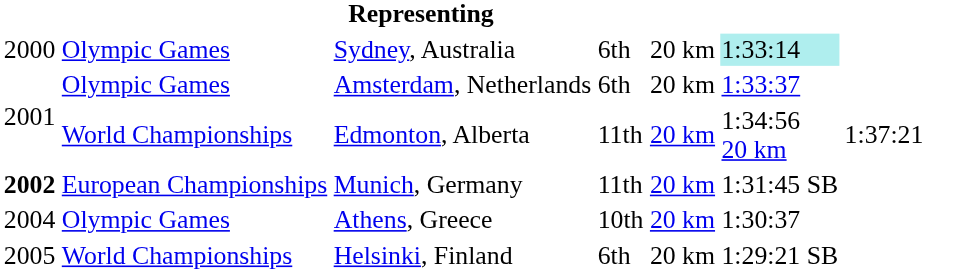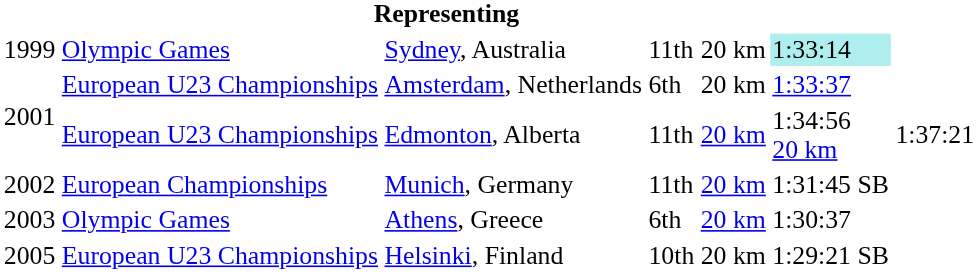(30, 49) 2000 -> (30, 49) 1999
(614, 49) 6th -> (671, 49) 11th
(146, 84) Olympic Games -> (220, 84) European U23 Championships
(177, 134) World Championships -> (220, 134) European U23 Championships
(30, 184) bold -> (30, 184) normal
(30, 220) 2004 -> (30, 220) 2003
(621, 220) 10th -> (665, 220) 6th
(177, 255) World Championships -> (220, 255) European U23 Championships
(614, 255) 6th -> (671, 255) 10th
